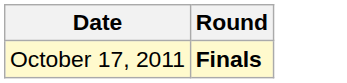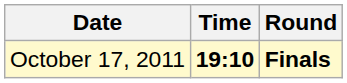+ column: (225, 22)
